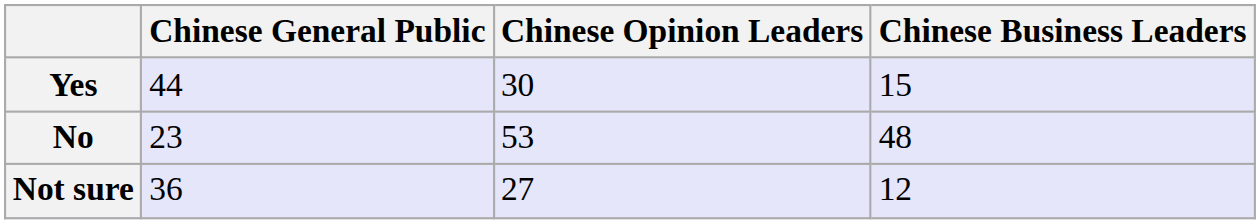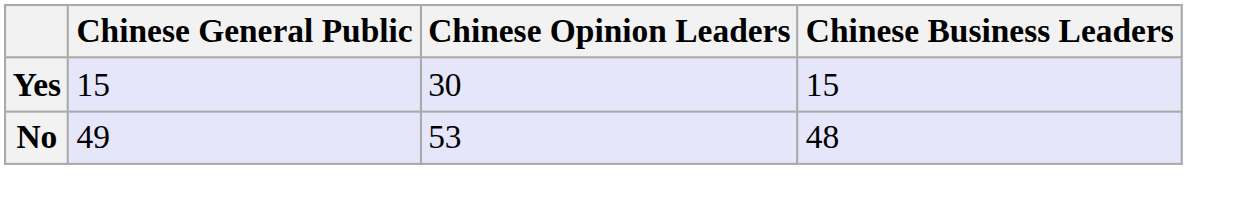(166, 84) 44 -> (93, 84) 15
(166, 137) 23 -> (93, 137) 49
- row: (73, 190)
